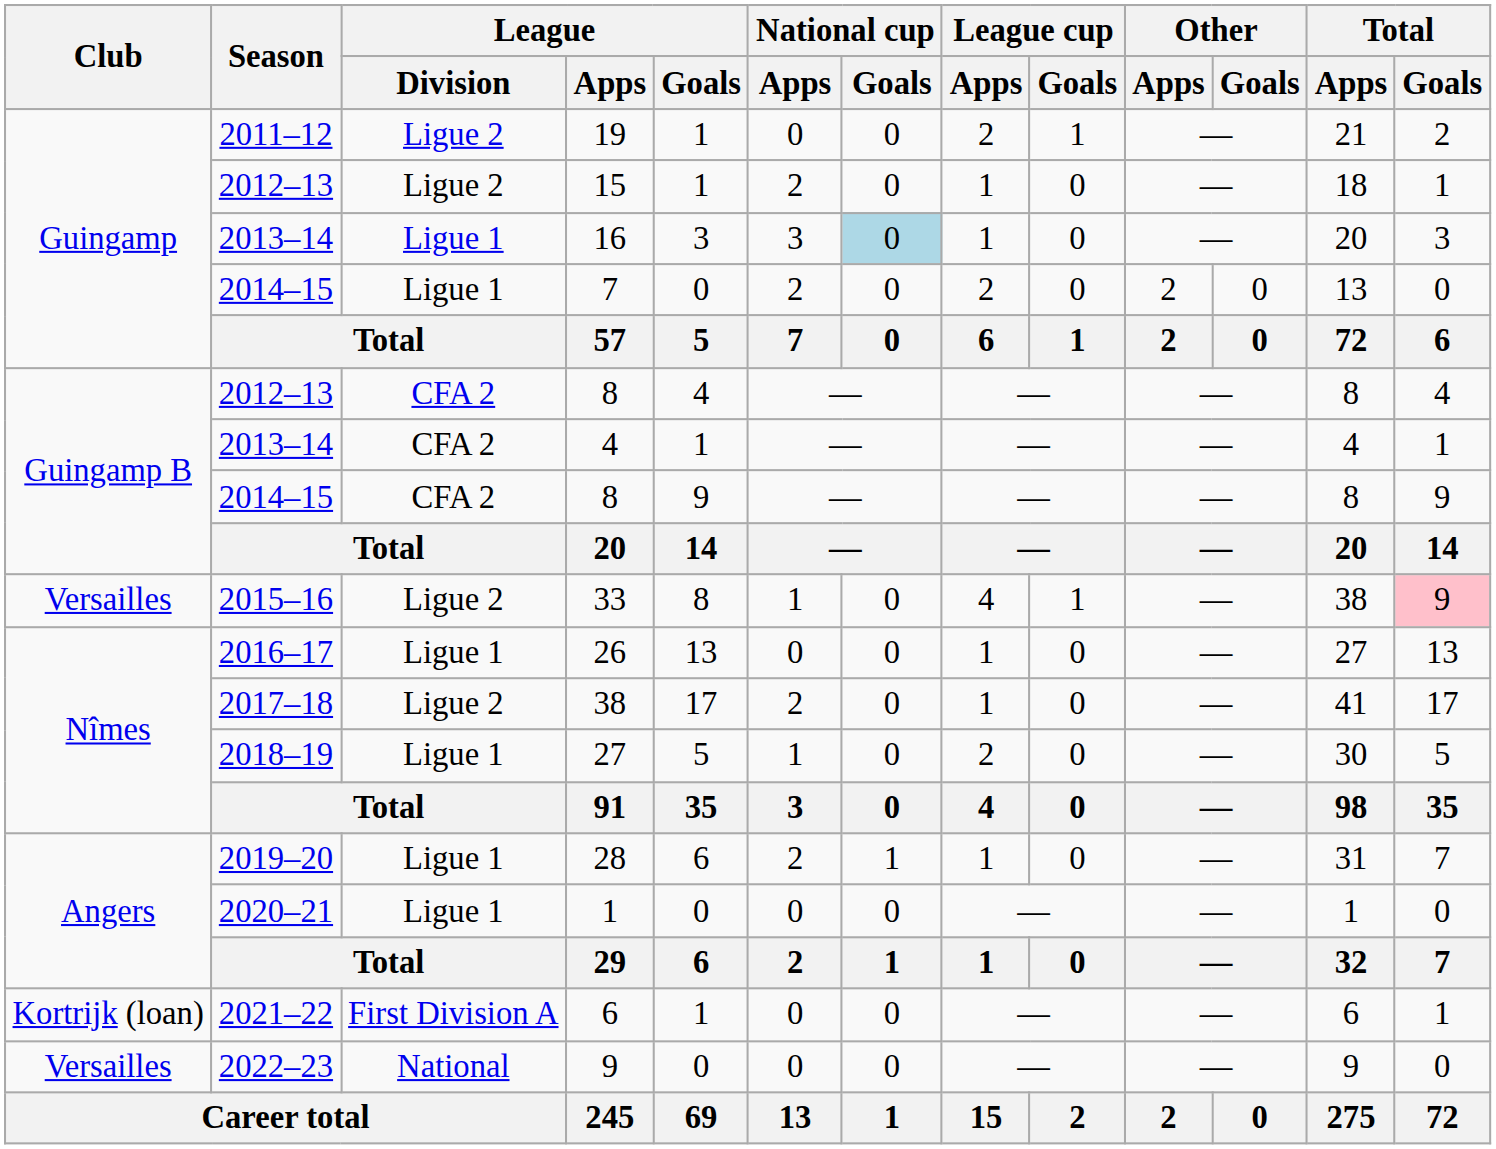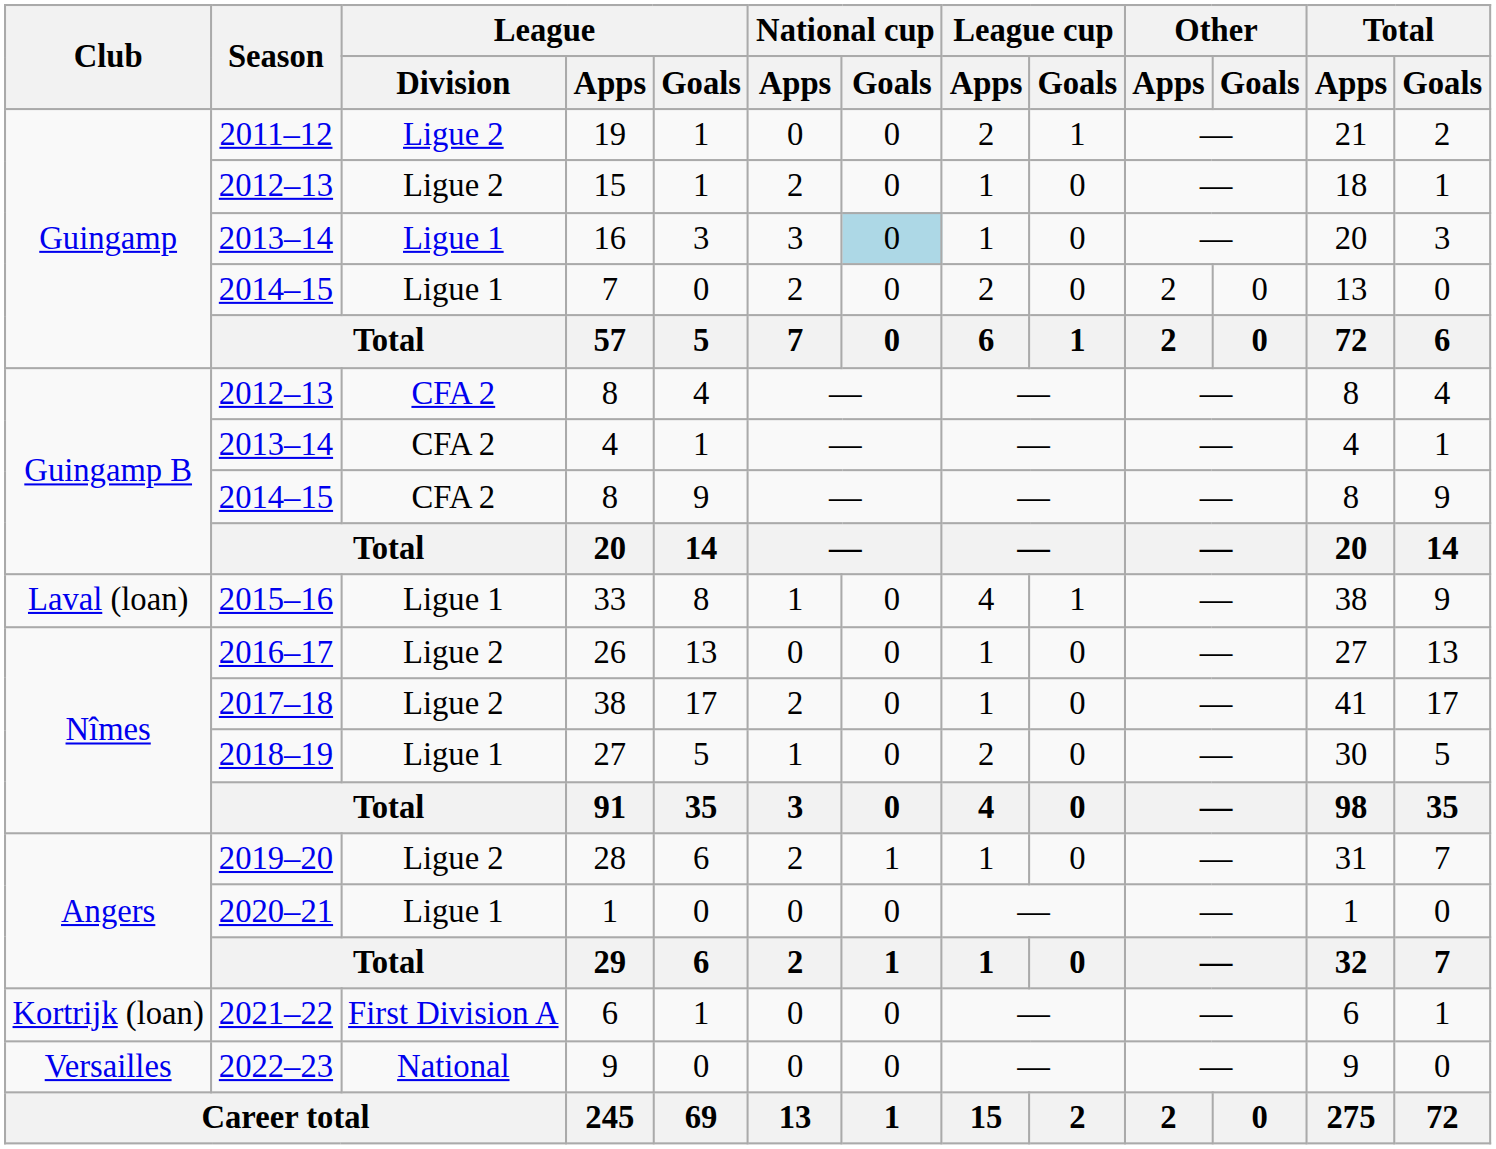(108, 599) Versailles -> (108, 599) Laval (loan)
(453, 599) Ligue 2 -> (453, 599) Ligue 1
(1442, 599) pink background -> (1442, 599) no background
(453, 651) Ligue 1 -> (453, 651) Ligue 2
(453, 858) Ligue 1 -> (453, 858) Ligue 2
